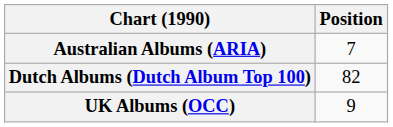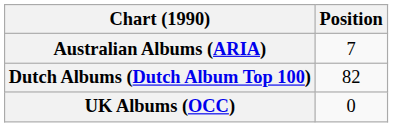(351, 106) 9 -> (351, 106) 0
